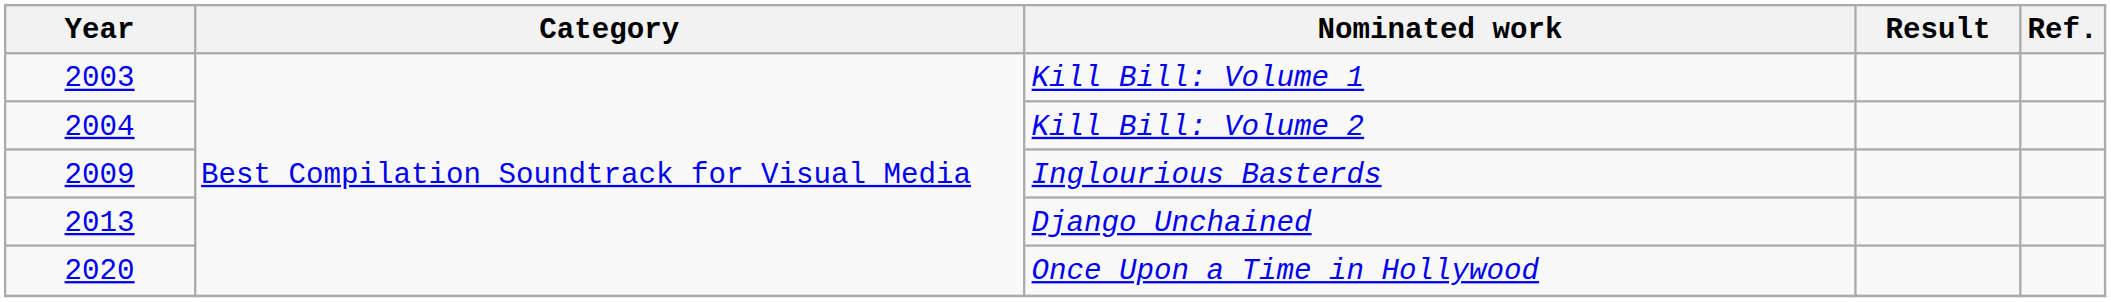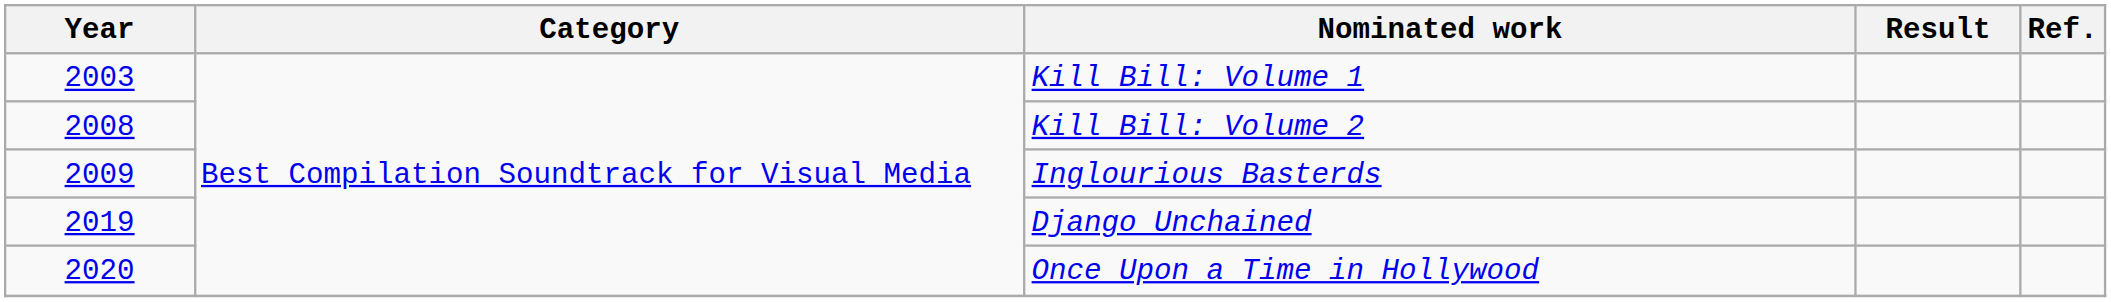(100, 126) 2004 -> (100, 126) 2008
(100, 222) 2013 -> (100, 222) 2019
